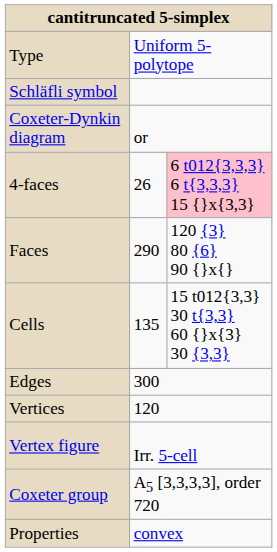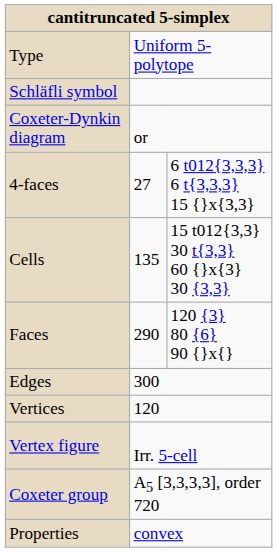(142, 184) 26 -> (142, 184) 27
(218, 184) pink background -> (218, 184) no background
rows swapped: (27, 325) <-> (29, 250)
